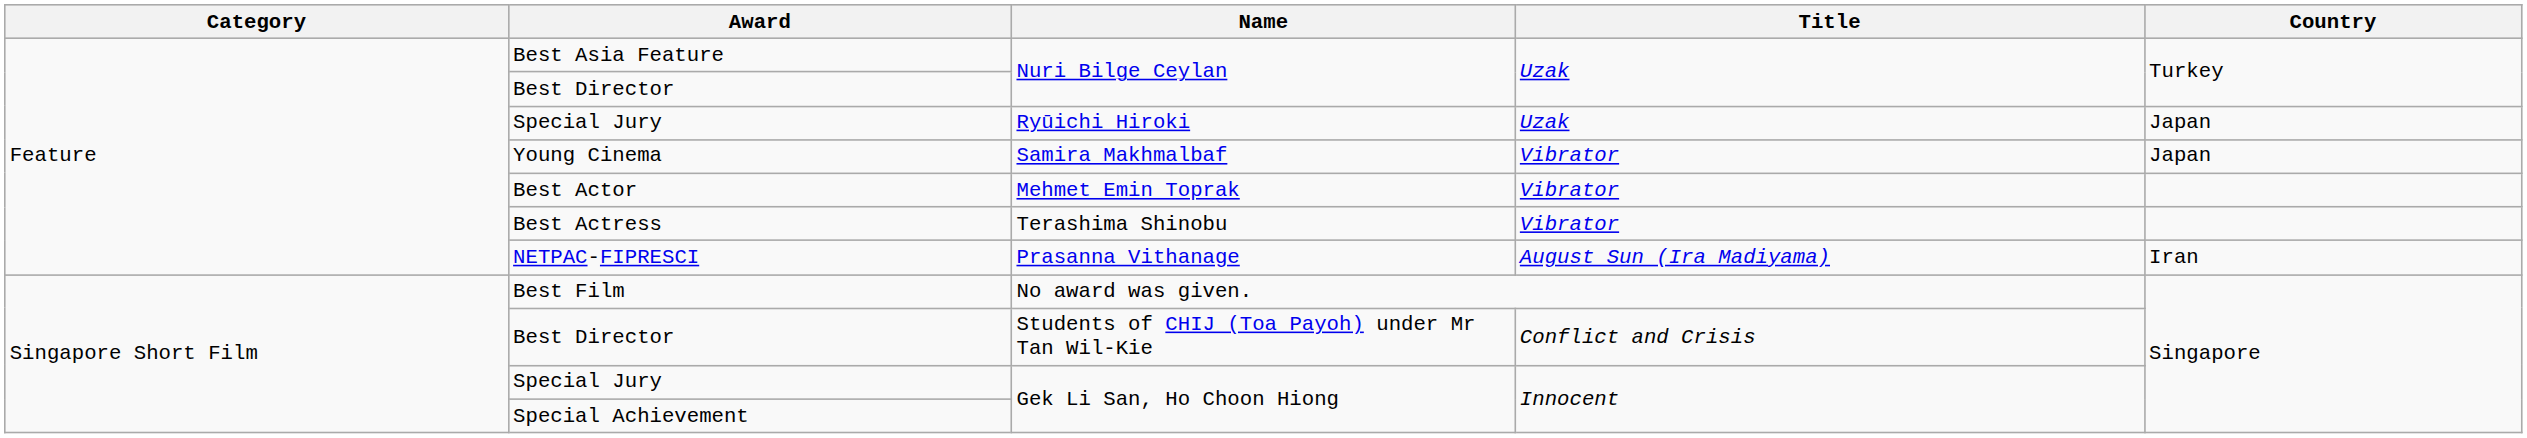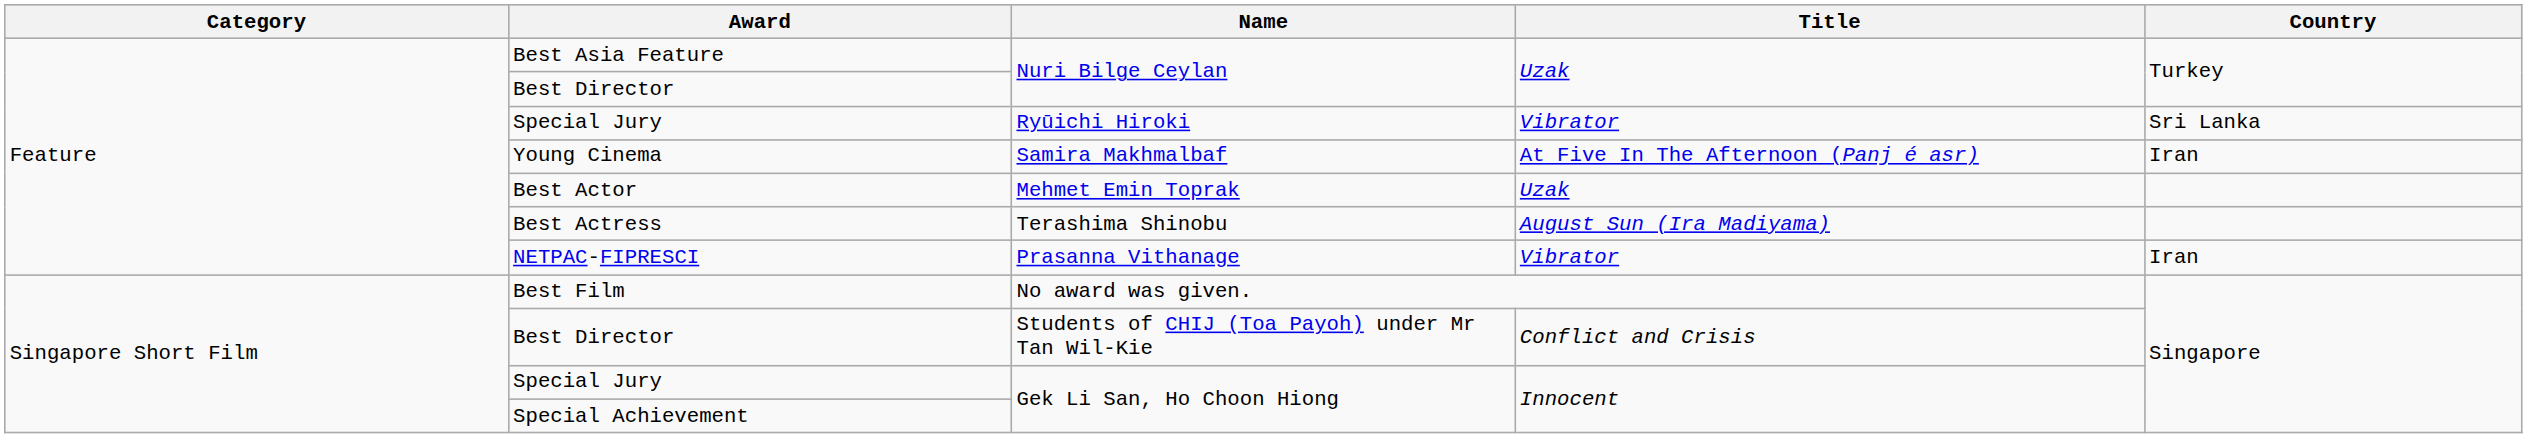(1545, 123) Uzak -> (1569, 123) Vibrator
(2180, 123) Japan -> (2205, 123) Sri Lanka
(1569, 156) Vibrator -> (1749, 156) At Five In The Afternoon (Panj é asr)
(2180, 156) Japan -> (2174, 156) Iran
(1569, 190) Vibrator -> (1545, 190) Uzak
(1569, 224) Vibrator -> (1675, 224) August Sun (Ira Madiyama)
(1675, 257) August Sun (Ira Madiyama) -> (1569, 257) Vibrator
